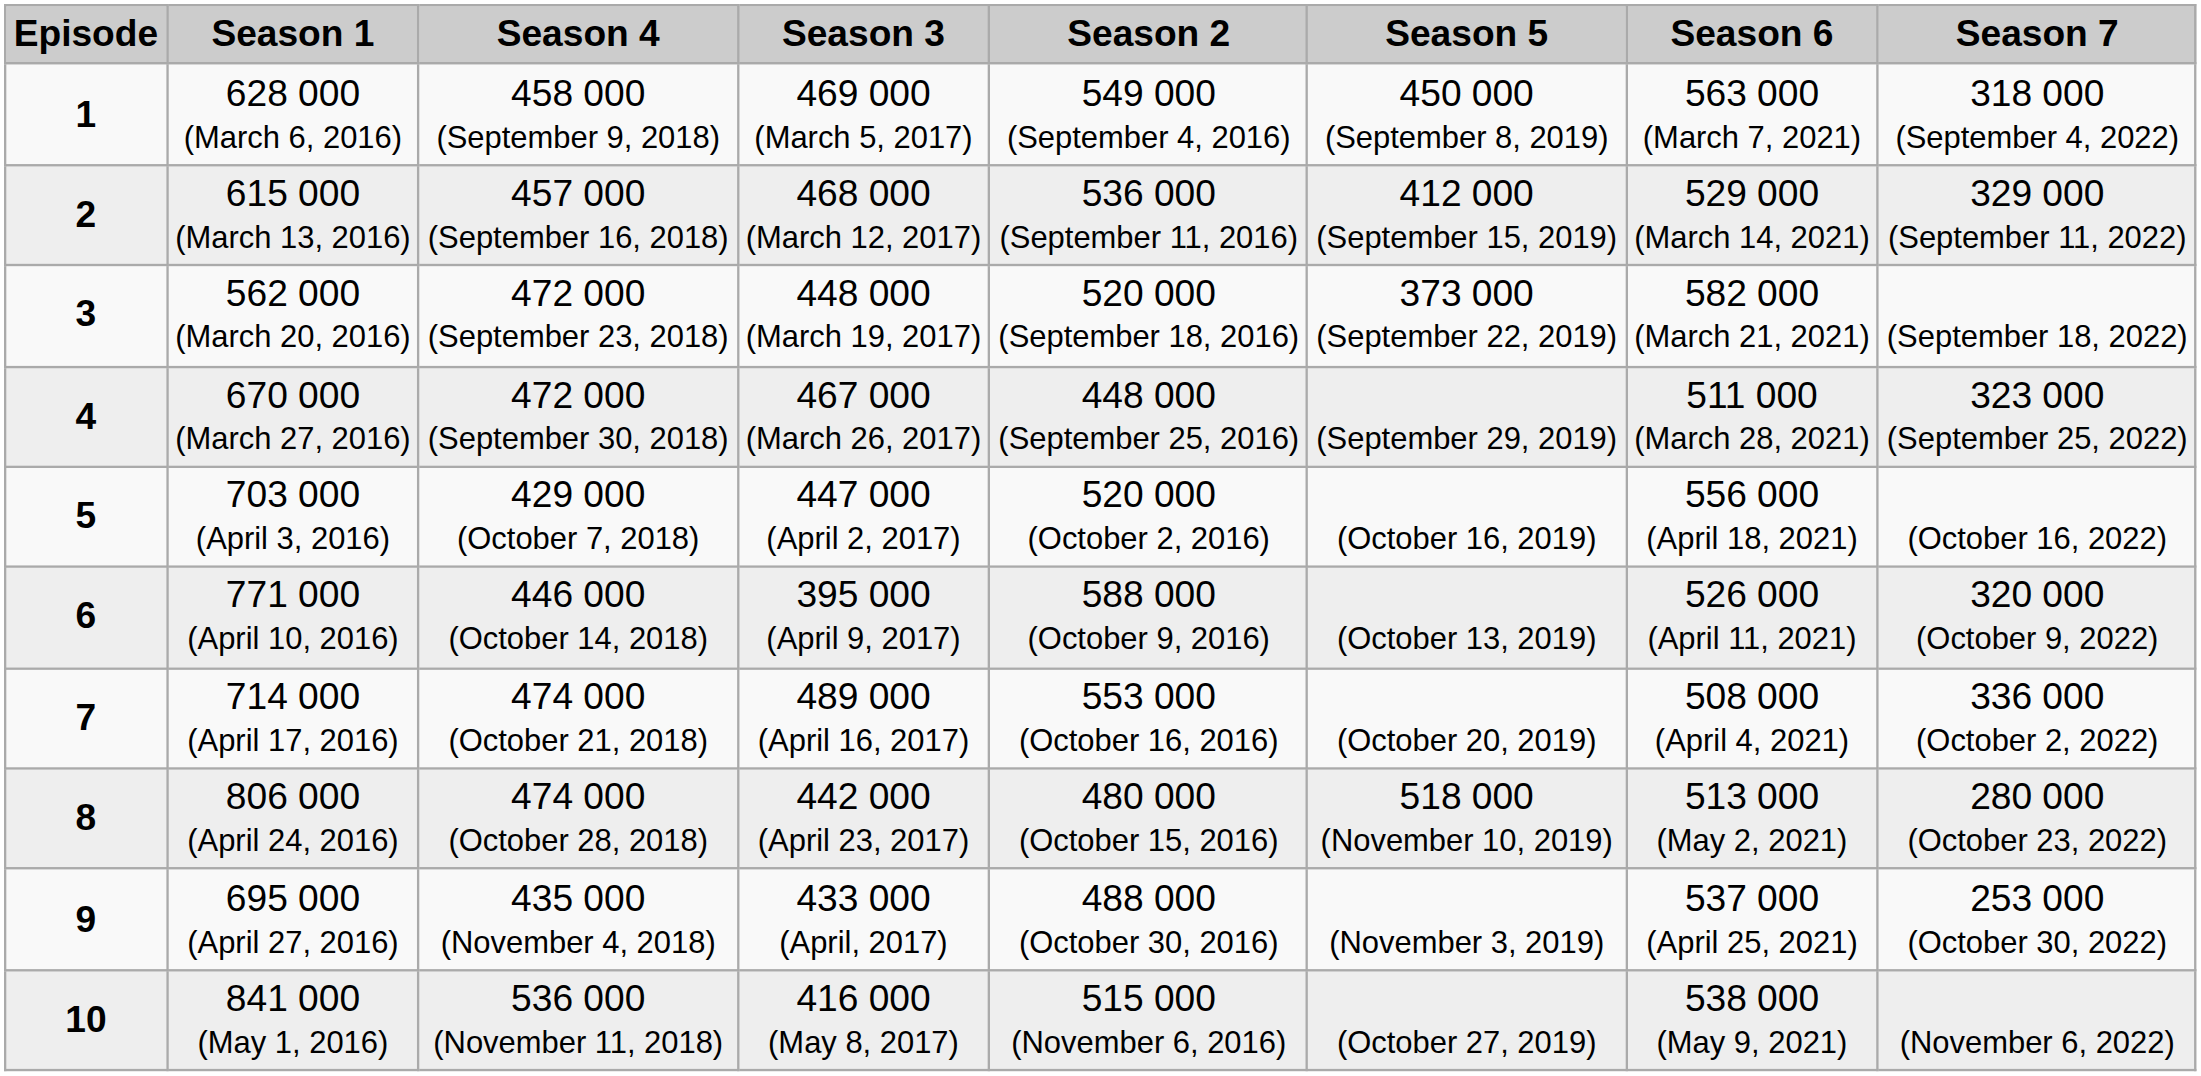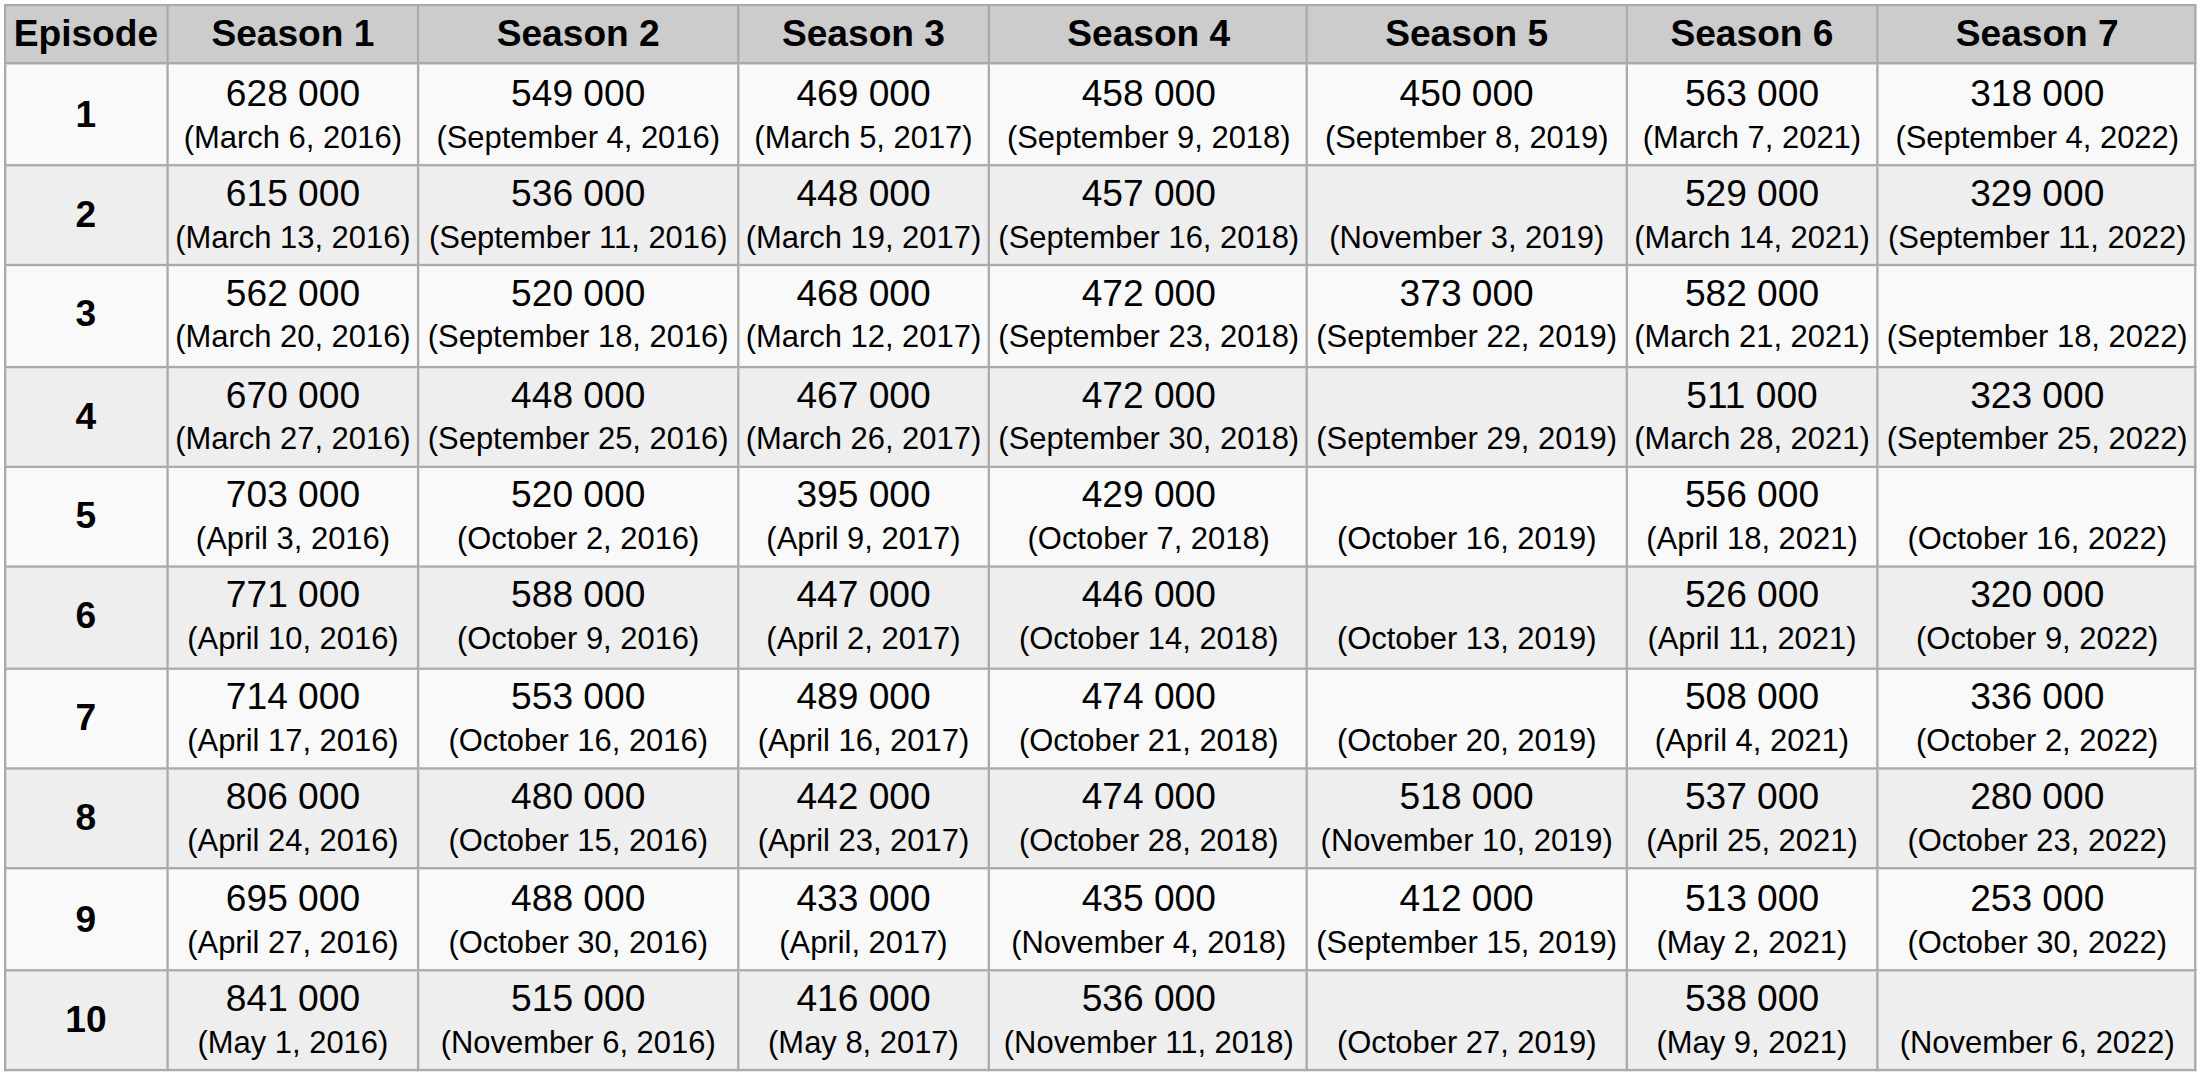columns swapped: (1149, 33) <-> (578, 33)
(863, 214) 468 000 (March 12, 2017) -> (863, 214) 448 000 (March 19, 2017)
(1467, 214) 412 000 (September 15, 2019) -> (1467, 237) (November 3, 2019)
(863, 314) 448 000 (March 19, 2017) -> (863, 314) 468 000 (March 12, 2017)
(863, 516) 447 000 (April 2, 2017) -> (863, 516) 395 000 (April 9, 2017)
(863, 616) 395 000 (April 9, 2017) -> (863, 616) 447 000 (April 2, 2017)
(1752, 818) 513 000 (May 2, 2021) -> (1752, 818) 537 000 (April 25, 2021)
(1467, 941) (November 3, 2019) -> (1467, 918) 412 000 (September 15, 2019)
(1752, 918) 537 000 (April 25, 2021) -> (1752, 918) 513 000 (May 2, 2021)
